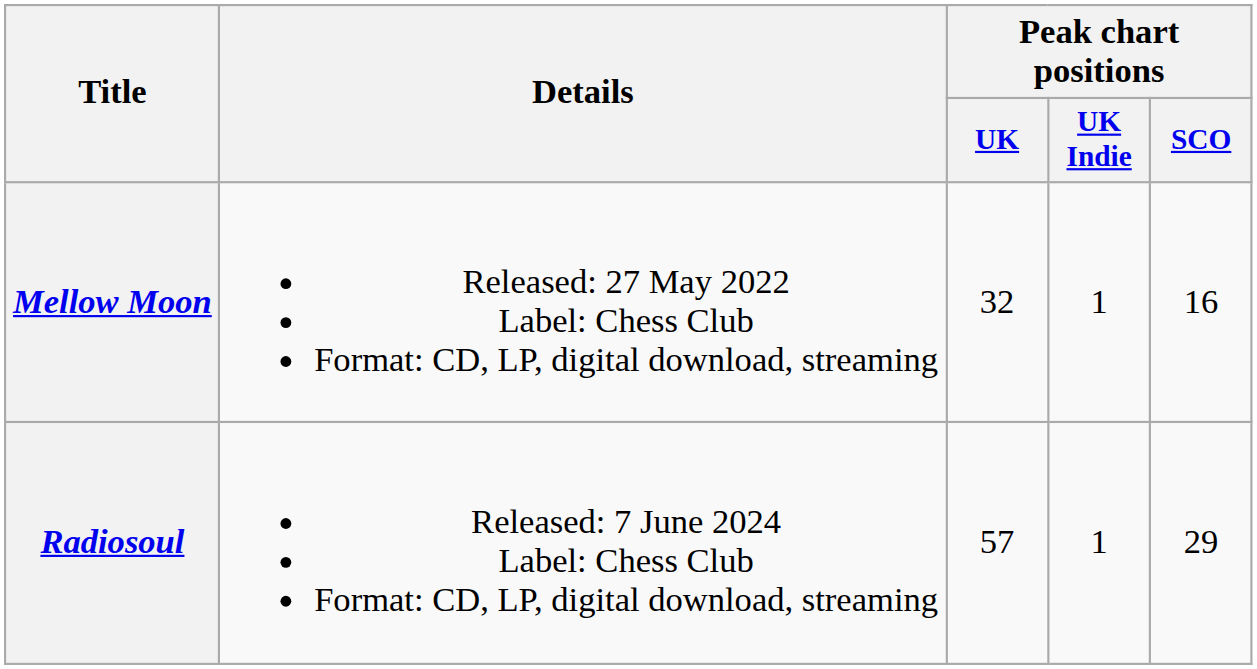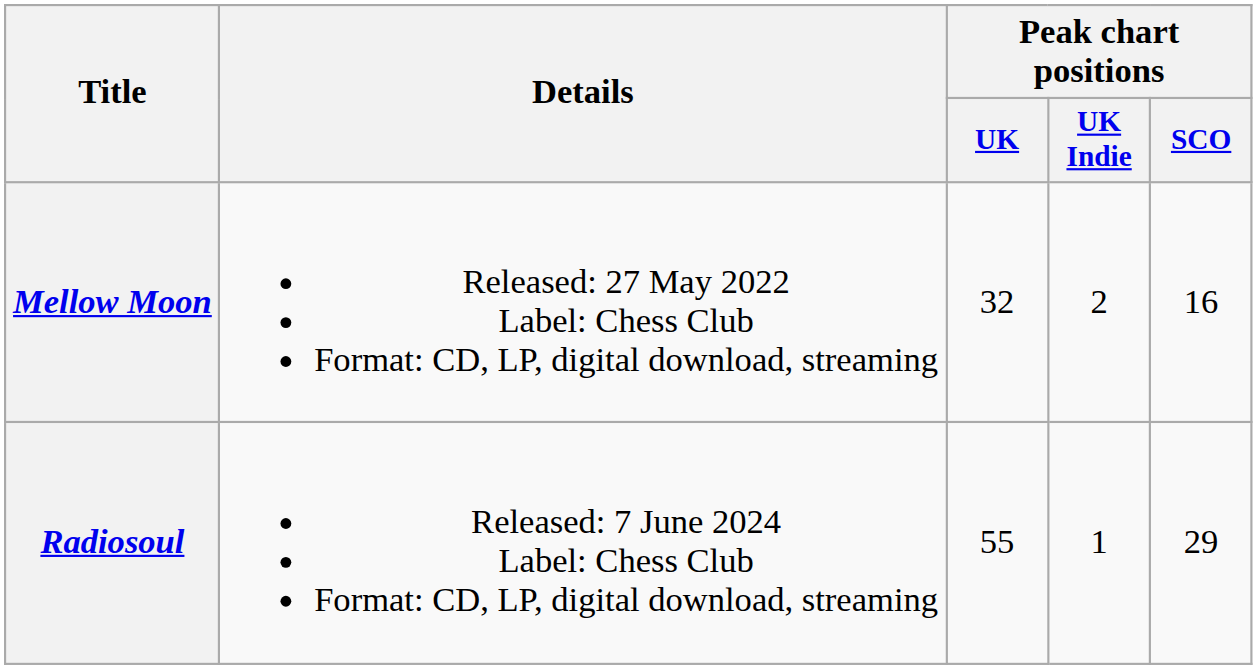(1099, 301) 1 -> (1099, 301) 2
(997, 542) 57 -> (997, 542) 55
